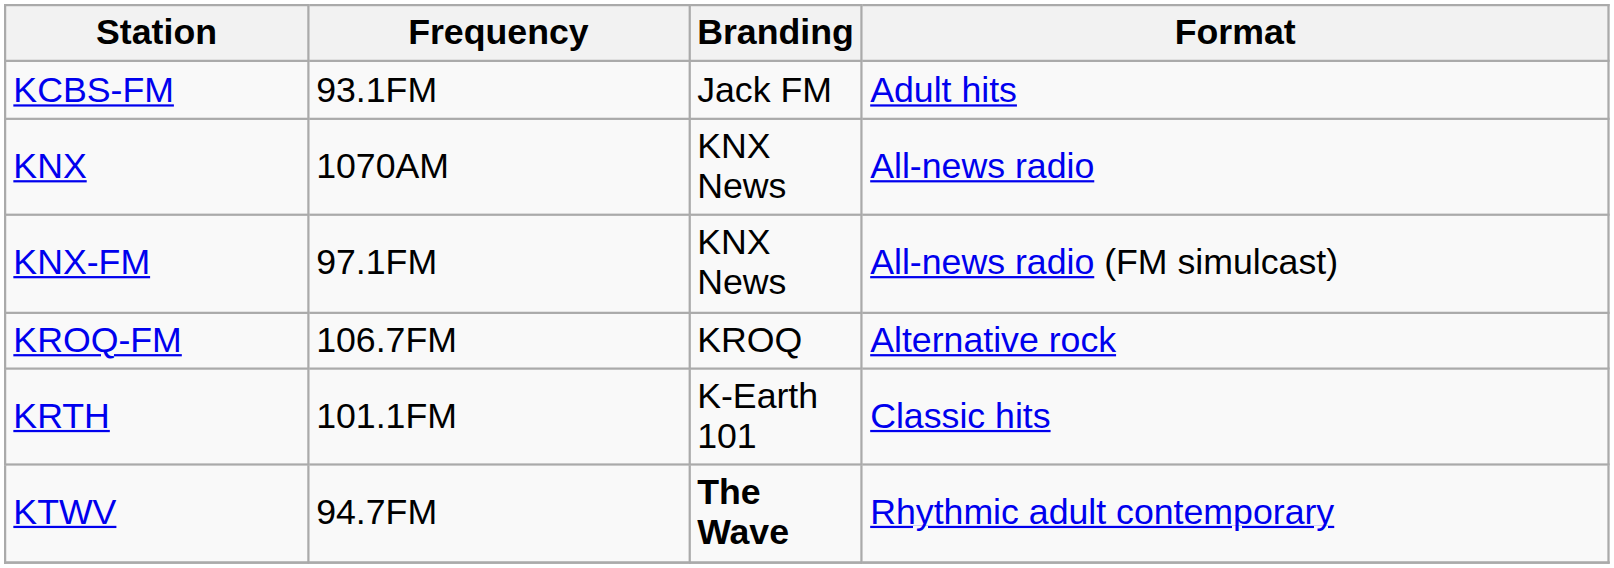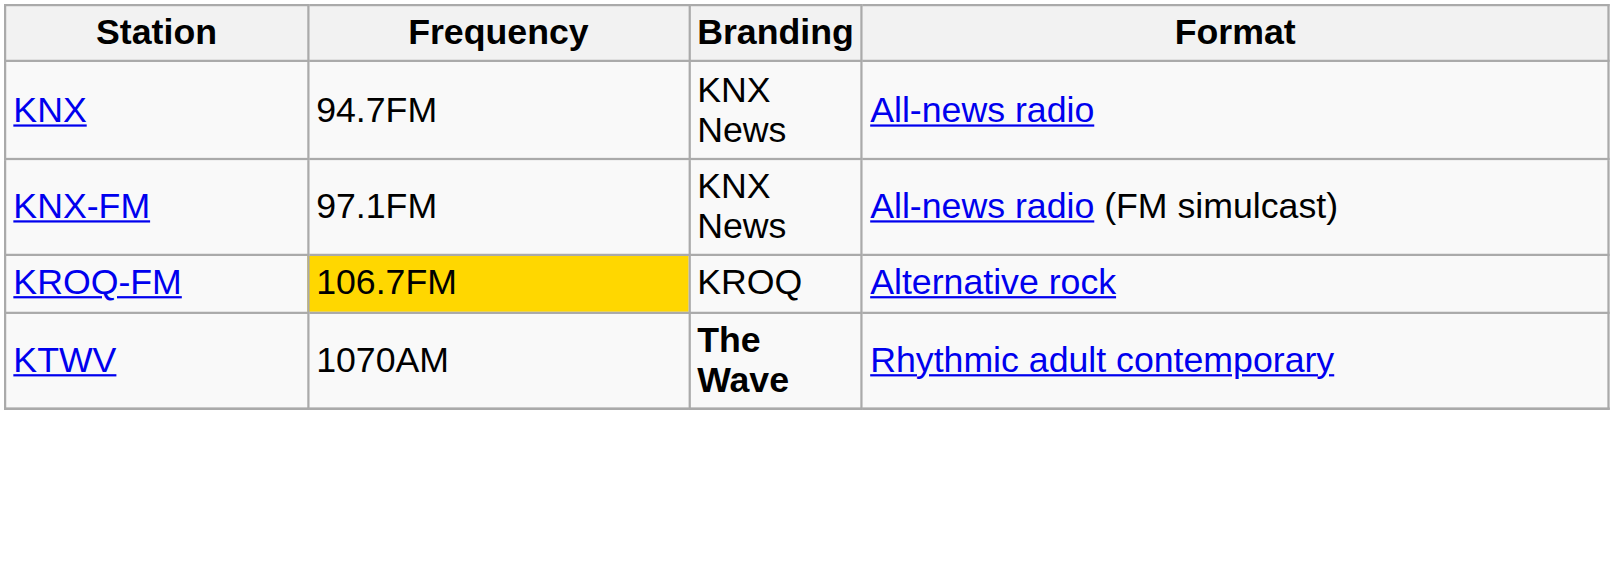- row: (94, 89)
(383, 166) 1070AM -> (377, 109) 94.7FM
(387, 339) no background -> (387, 282) gold background
- row: (62, 416)
(377, 512) 94.7FM -> (383, 359) 1070AM
